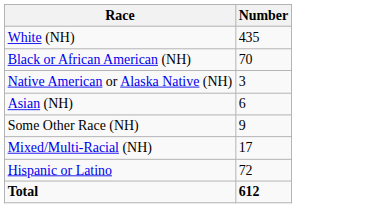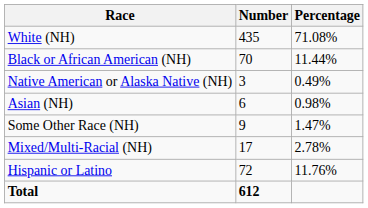+ column: (327, 15)
